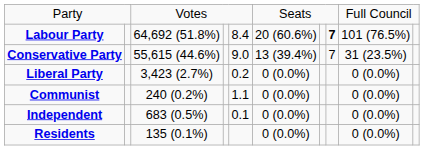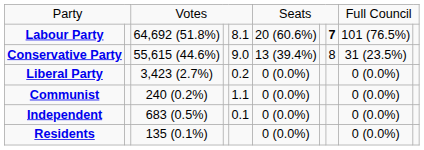(240, 34) 8.4 -> (240, 34) 8.1
(332, 54) 7 -> (332, 54) 8
